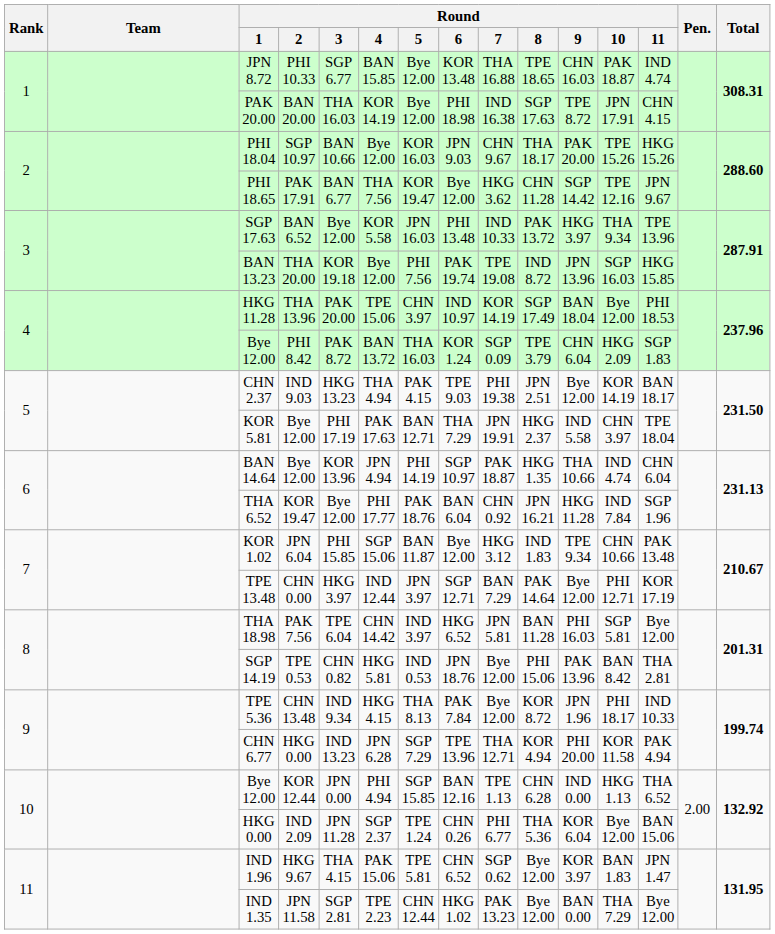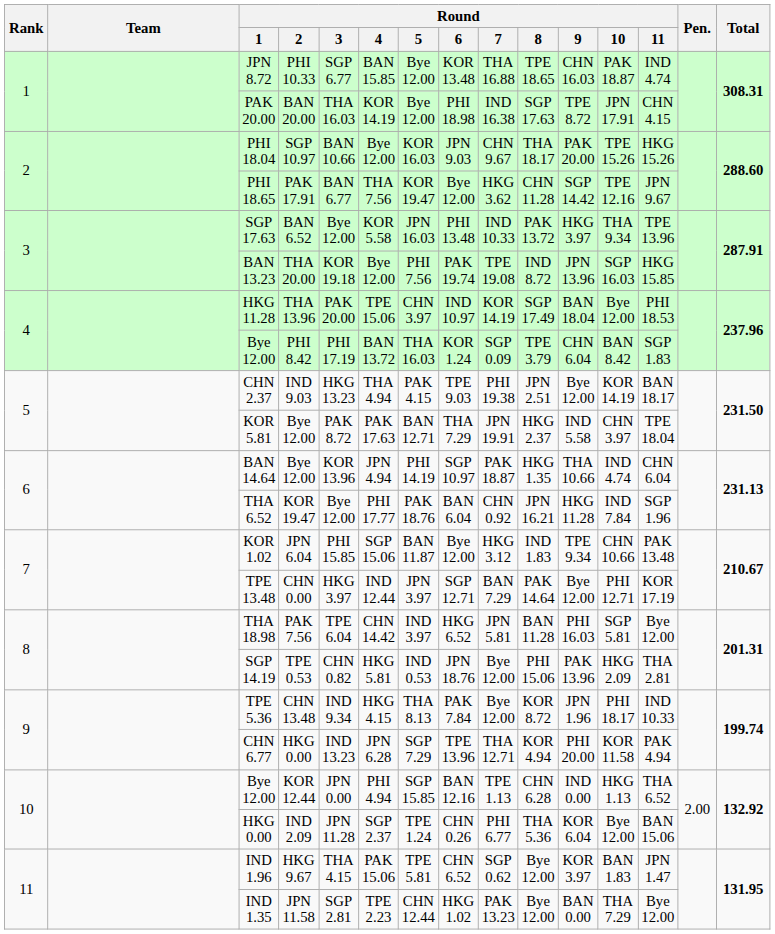(339, 350) PAK 8.72 -> (339, 350) PHI 17.19
(618, 350) HKG 2.09 -> (618, 350) BAN 8.42
(339, 430) PHI 17.19 -> (339, 430) PAK 8.72
(618, 669) BAN 8.42 -> (618, 669) HKG 2.09
